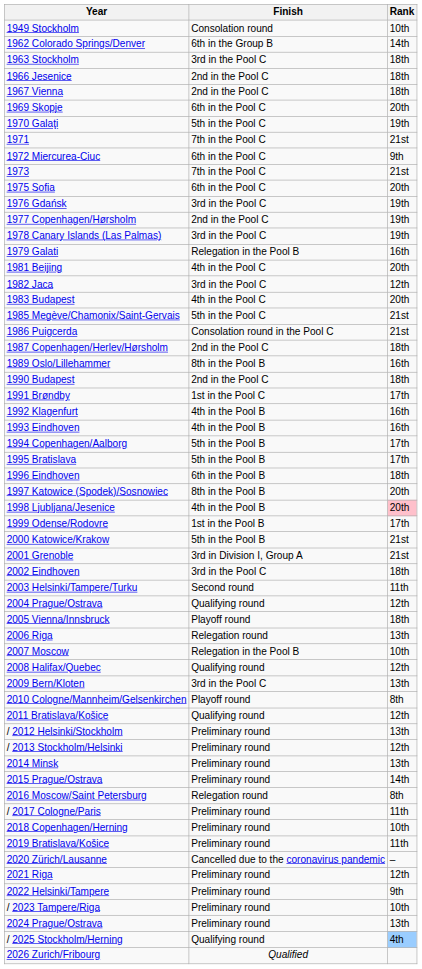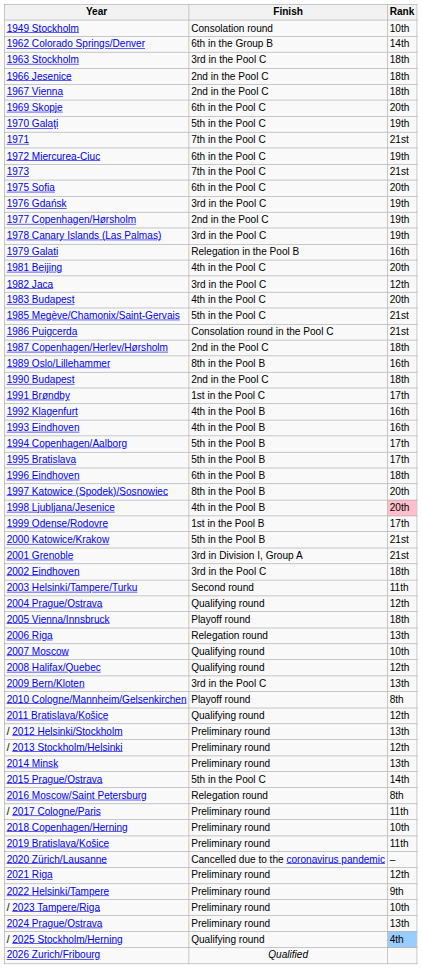(397, 156) 9th -> (399, 156) 19th
(245, 651) Relegation in the Pool B -> (228, 651) Qualifying round
(231, 779) Preliminary round -> (228, 779) 5th in the Pool C
